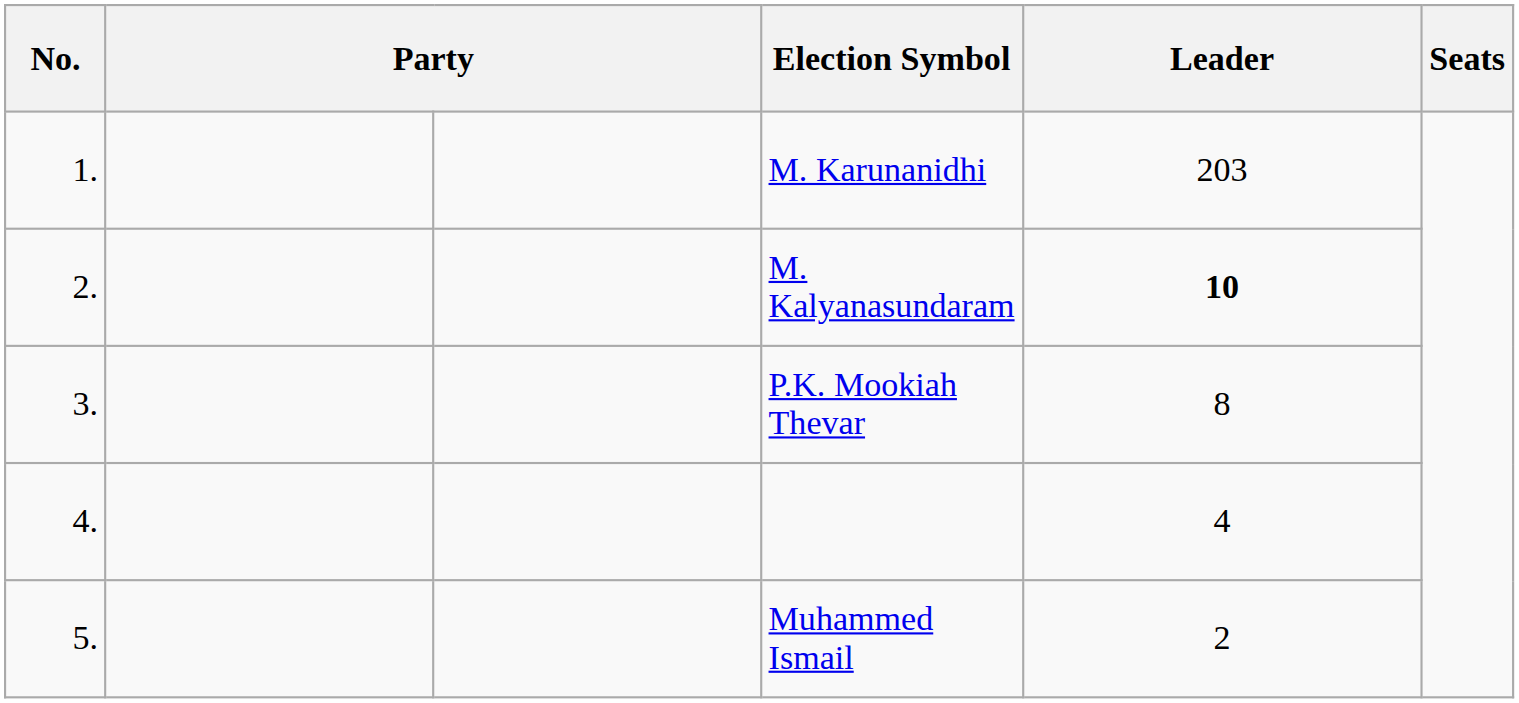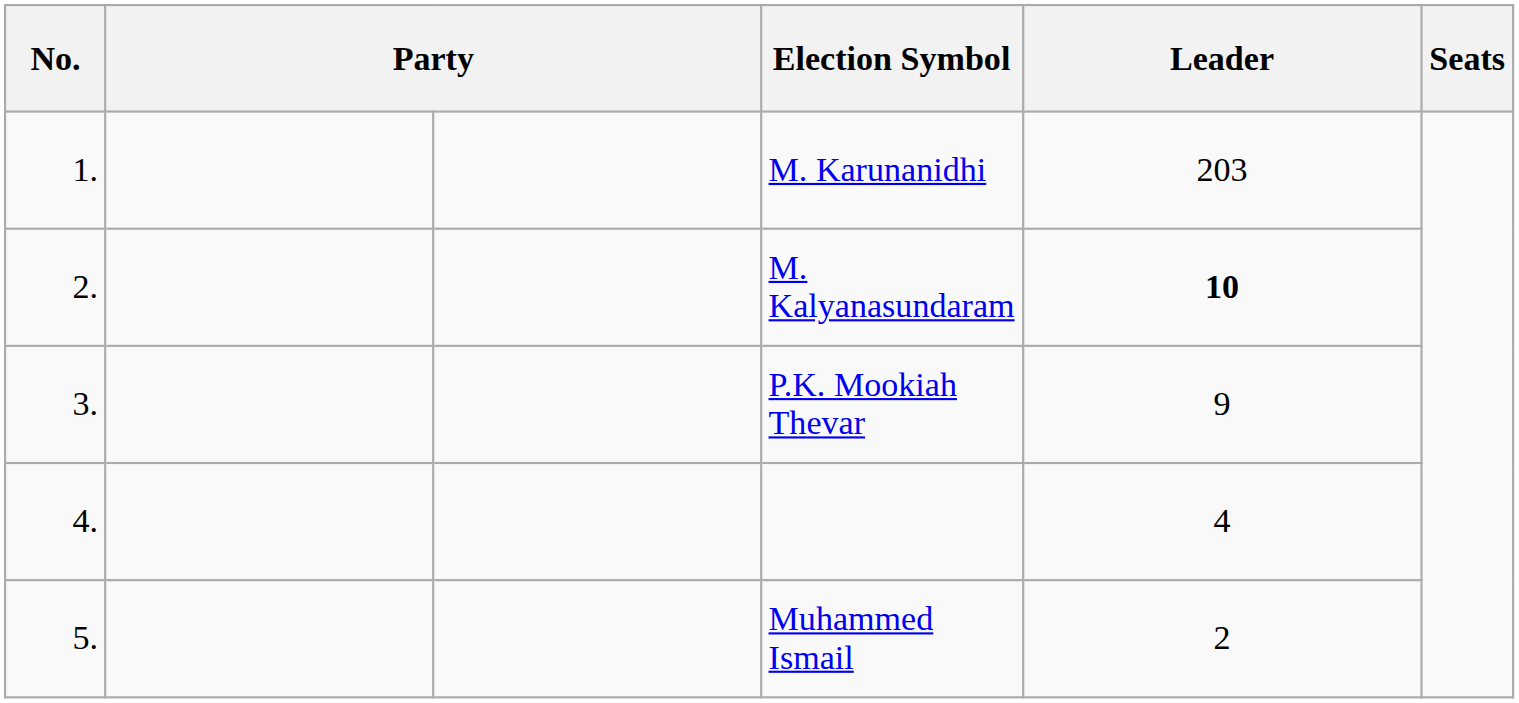(1222, 403) 8 -> (1222, 403) 9
